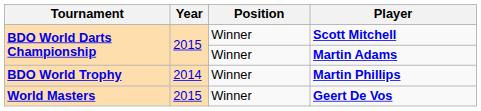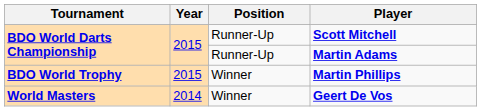(231, 34) Winner -> (242, 34) Runner-Up
(231, 55) Winner -> (242, 55) Runner-Up
(187, 75) 2014 -> (187, 75) 2015
(187, 95) 2015 -> (187, 95) 2014
